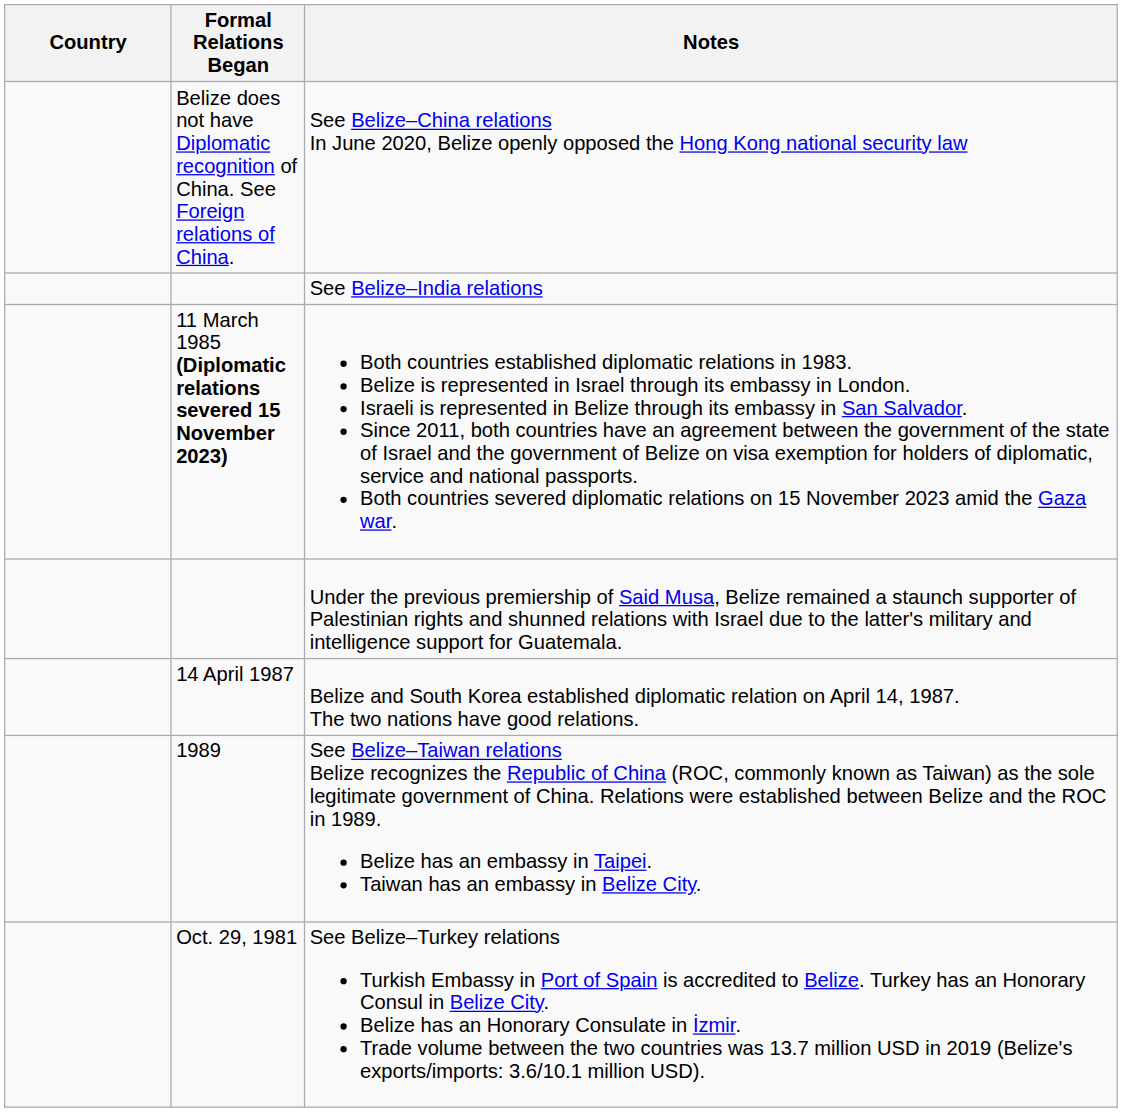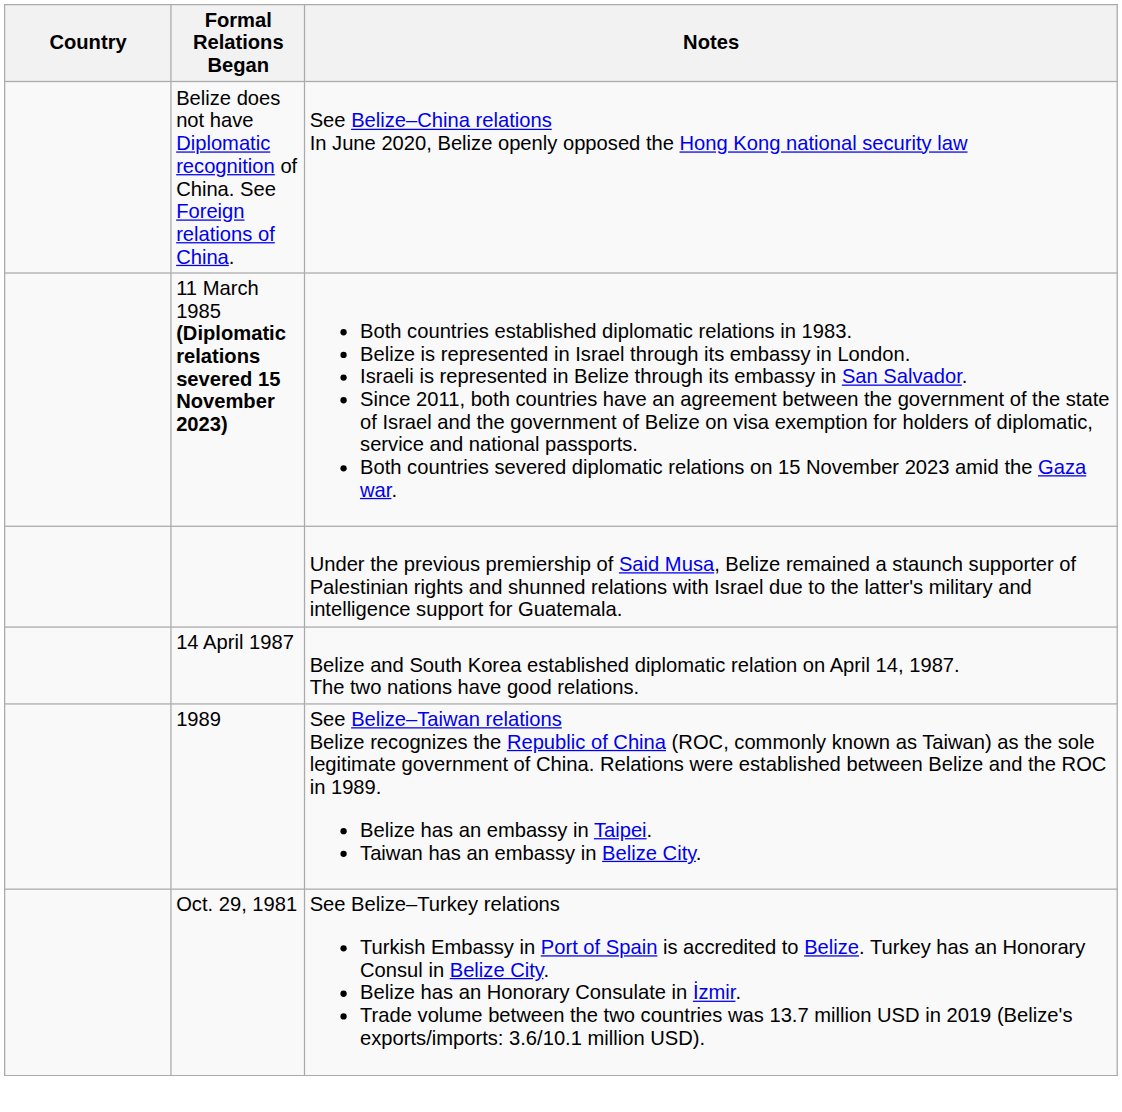- row: (426, 288)
